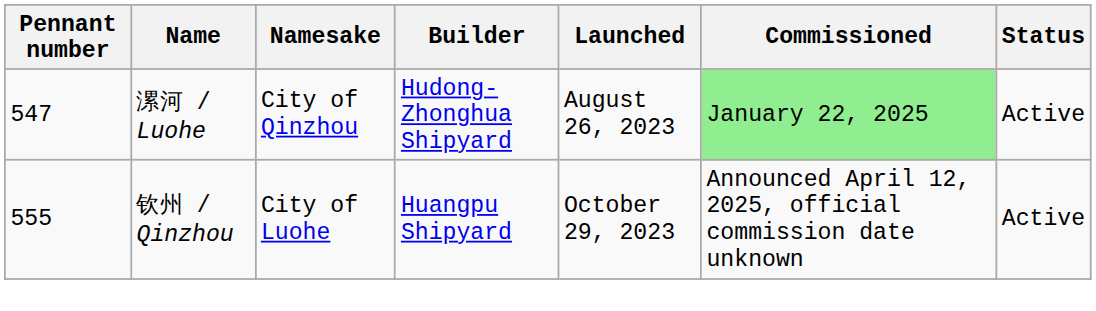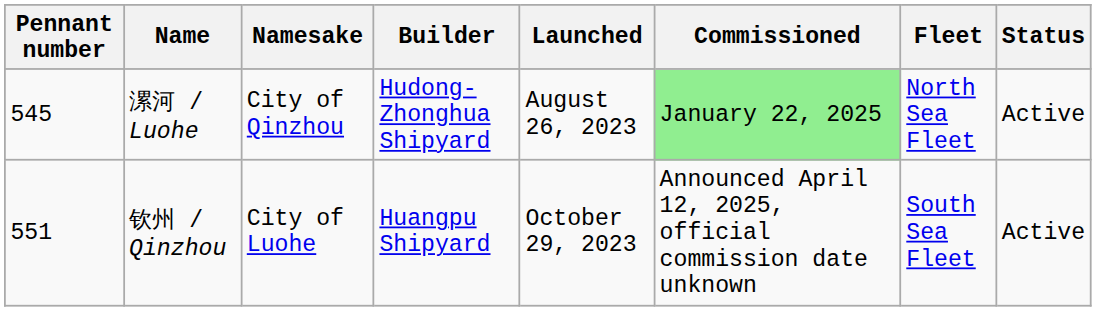+ column: (948, 37)
(31, 115) 547 -> (31, 115) 545
(31, 219) 555 -> (31, 233) 551
